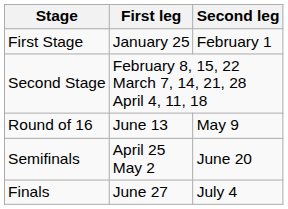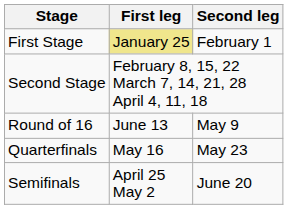(151, 41) no background -> (151, 41) khaki background
+ row: (52, 150)
- row: (29, 192)
